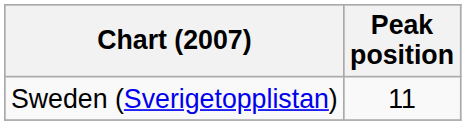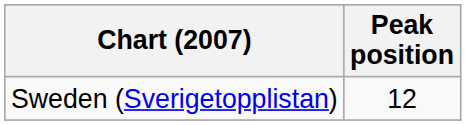(402, 98) 11 -> (402, 98) 12
